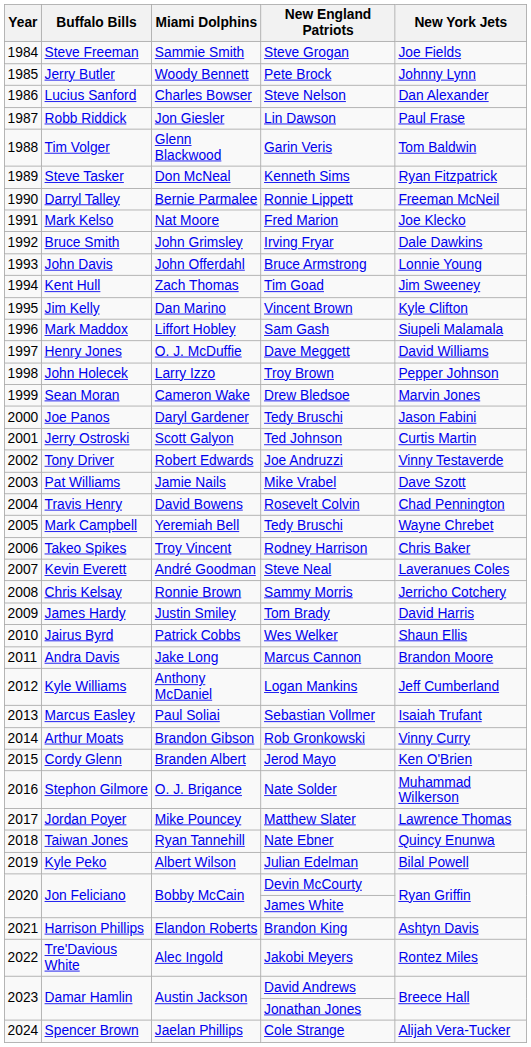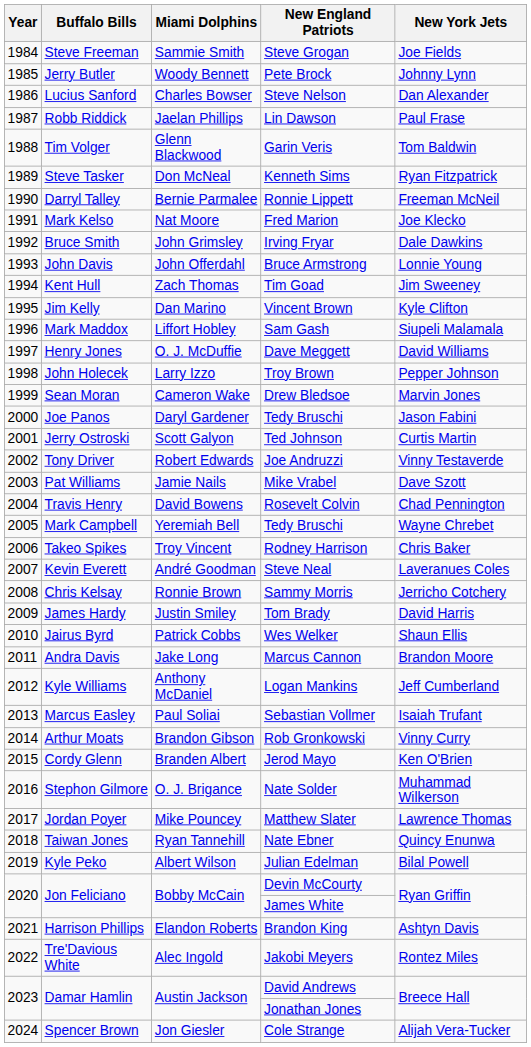(190, 118) Jon Giesler -> (199, 118) Jaelan Phillips
(199, 1031) Jaelan Phillips -> (190, 1031) Jon Giesler
